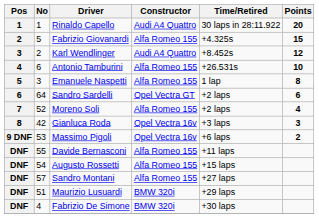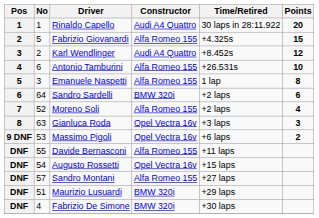(164, 94) Opel Vectra GT -> (154, 94) BMW 320i
(41, 122) 42 -> (41, 122) 63
(166, 164) Alfa Romeo 155 -> (165, 164) Opel Vectra 16v
